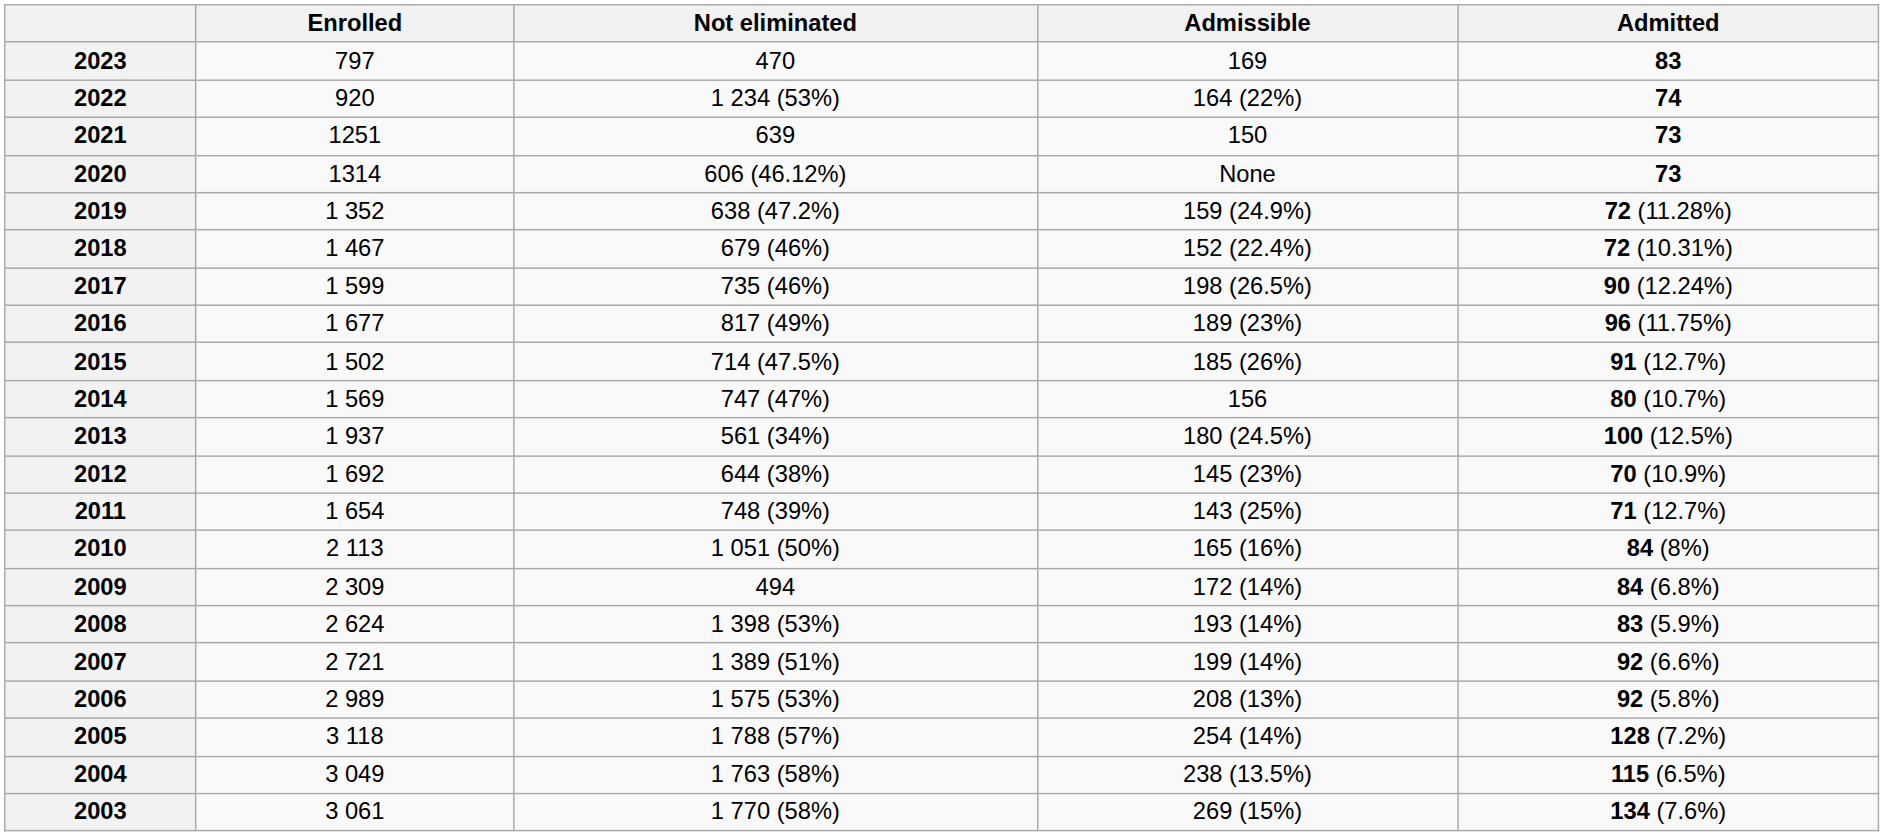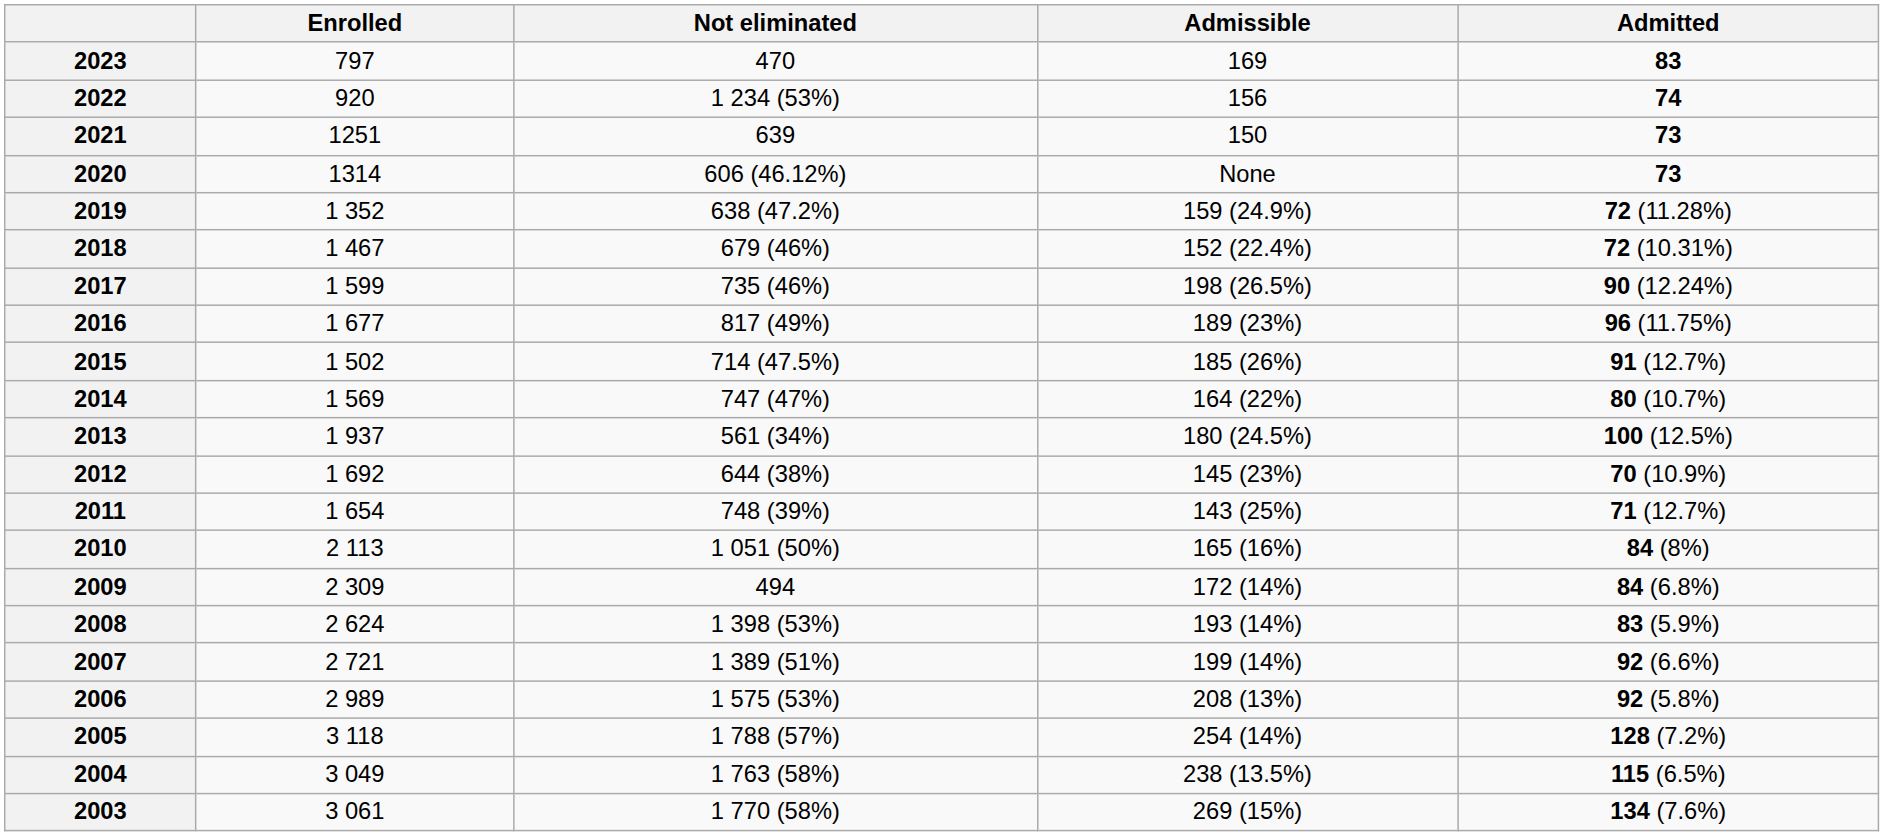(1247, 98) 164 (22%) -> (1247, 98) 156
(1247, 398) 156 -> (1247, 398) 164 (22%)
